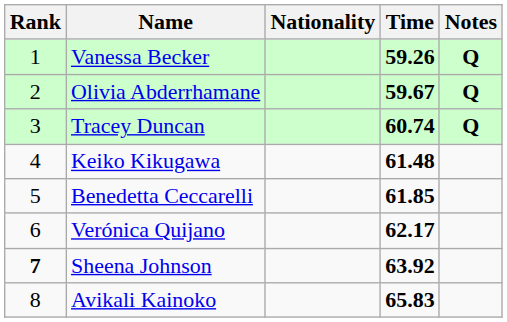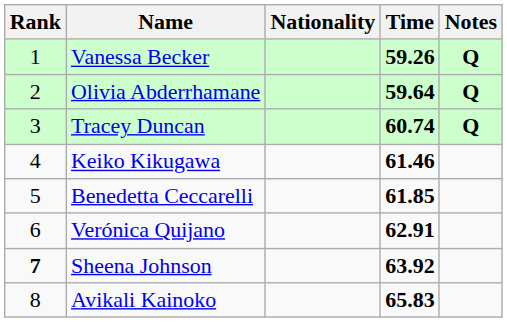(410, 91) 59.67 -> (410, 91) 59.64
(410, 160) 61.48 -> (410, 160) 61.46
(410, 230) 62.17 -> (410, 230) 62.91
